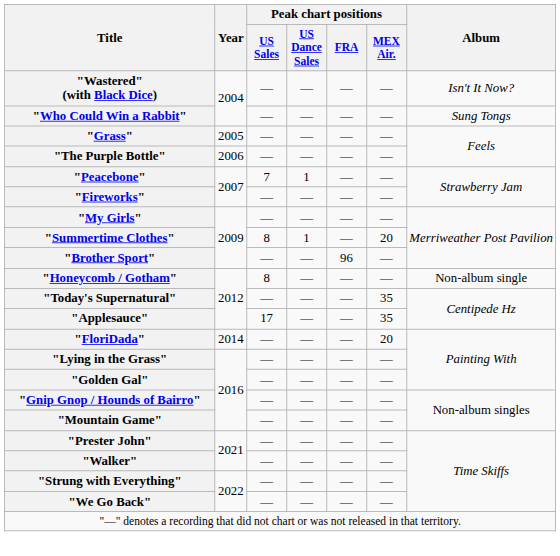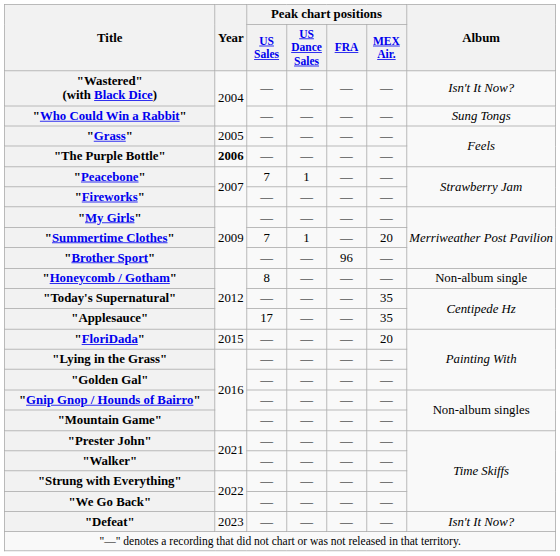(231, 156) normal -> (231, 156) bold
(267, 237) 8 -> (267, 237) 7
(231, 339) 2014 -> (231, 339) 2015
+ row: (110, 521)
